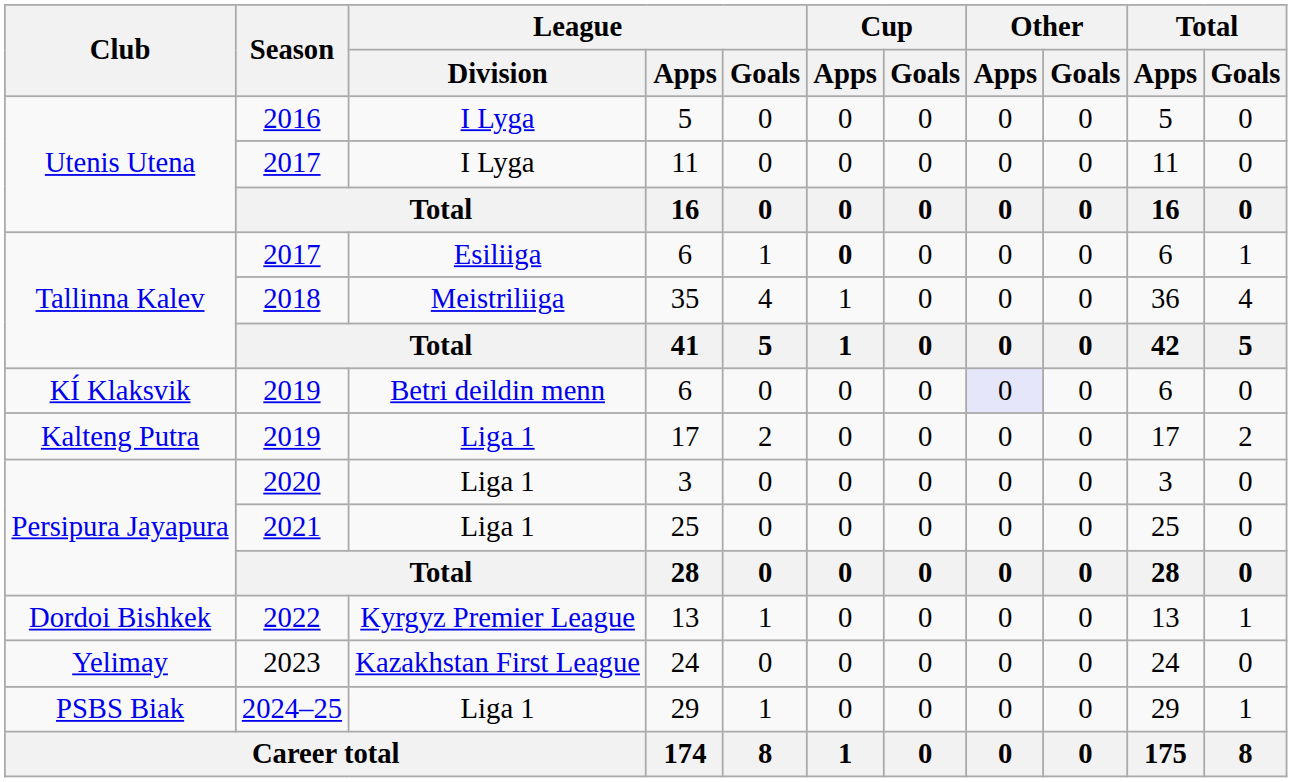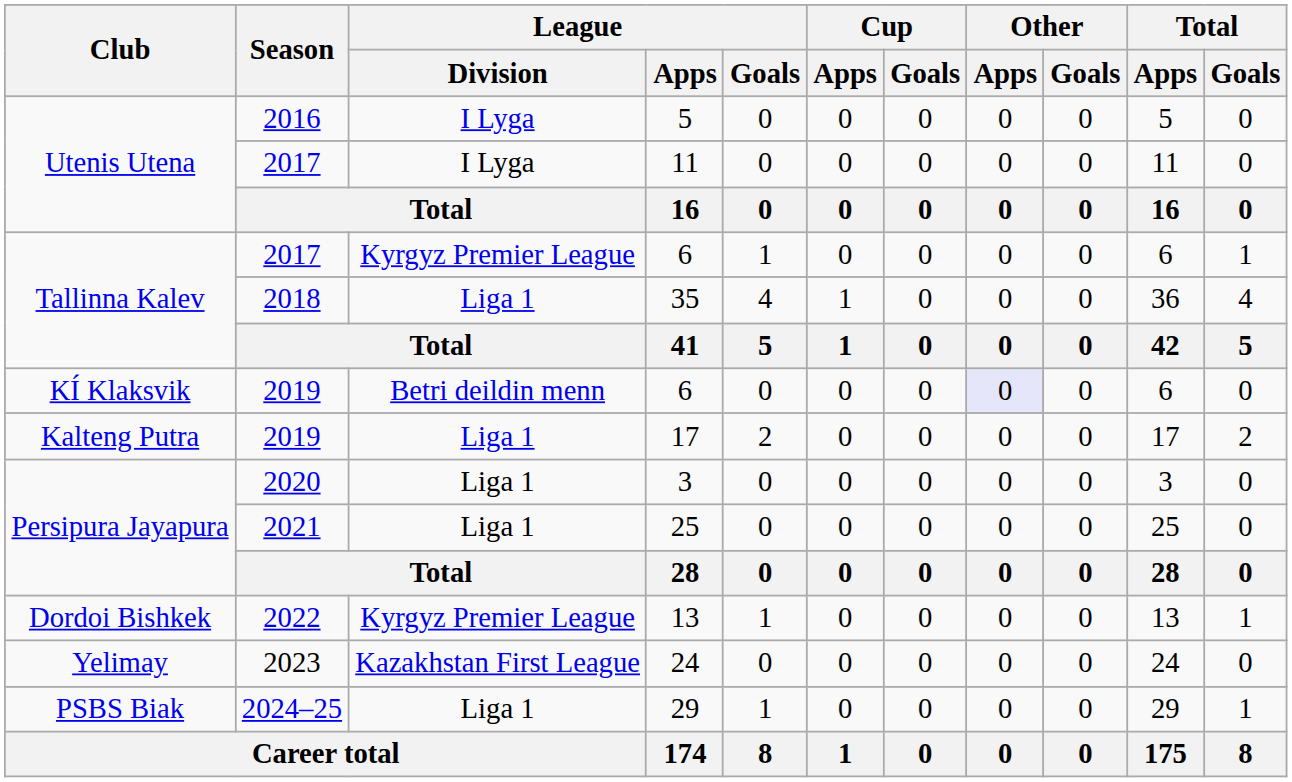(498, 254) Esiliiga -> (498, 254) Kyrgyz Premier League
(845, 254) bold -> (845, 254) normal
(498, 299) Meistriliiga -> (498, 299) Liga 1
